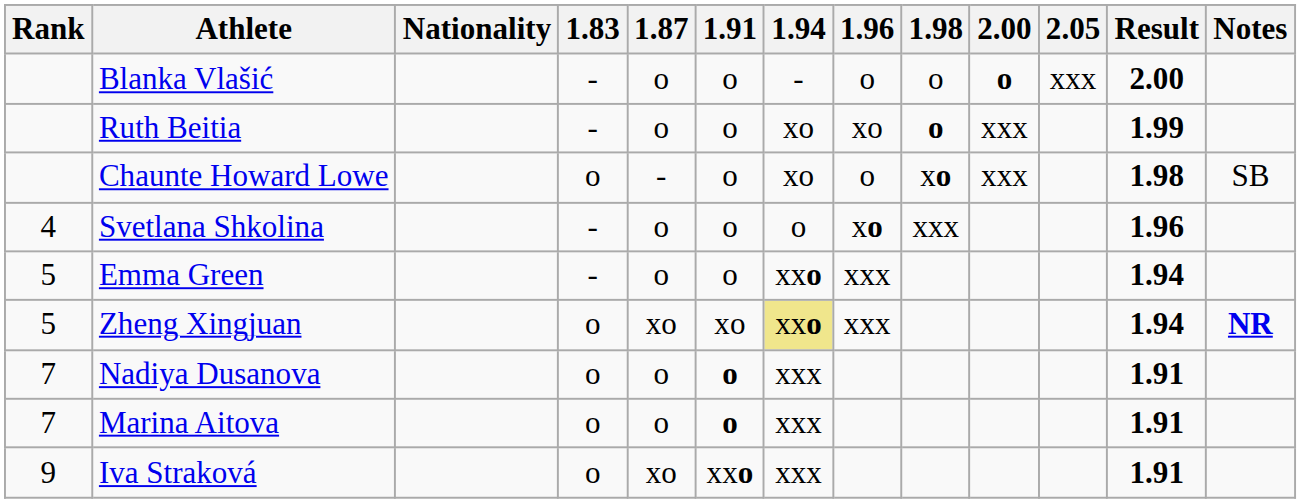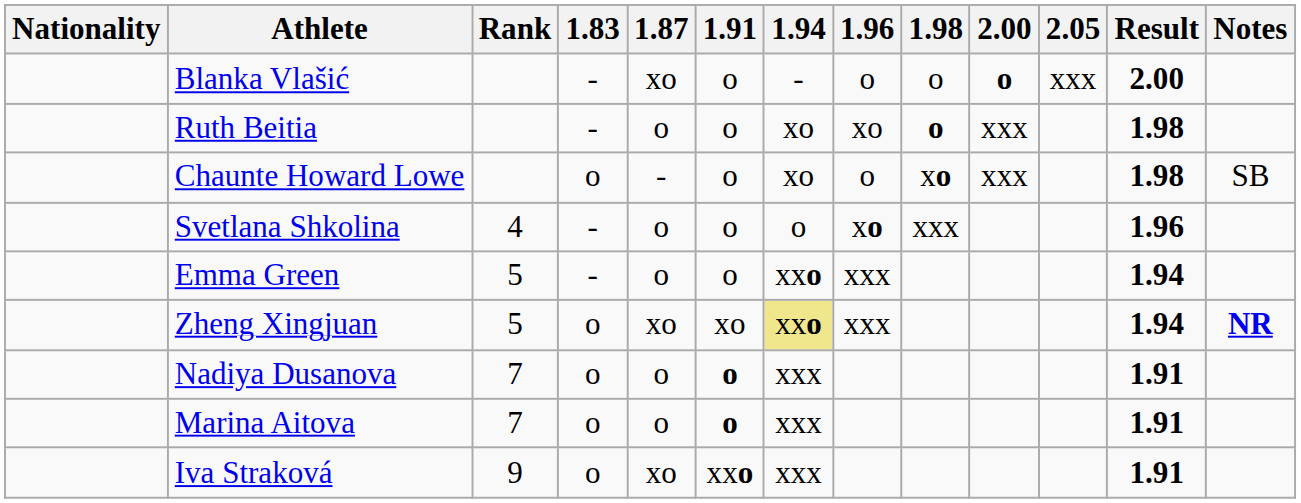columns swapped: (48, 29) <-> (477, 29)
(661, 78) o -> (661, 78) xo
(1157, 127) 1.99 -> (1157, 127) 1.98
